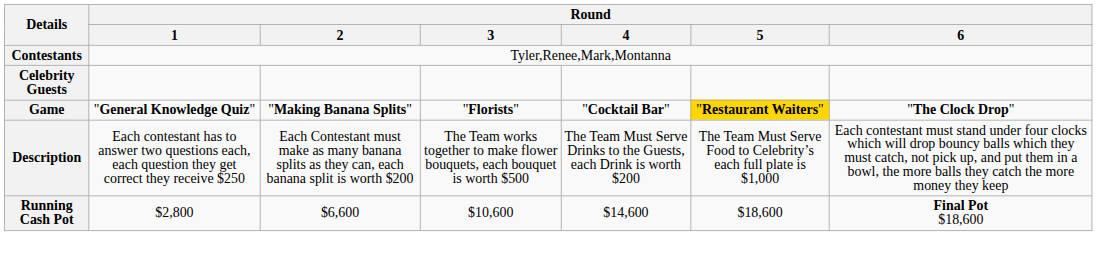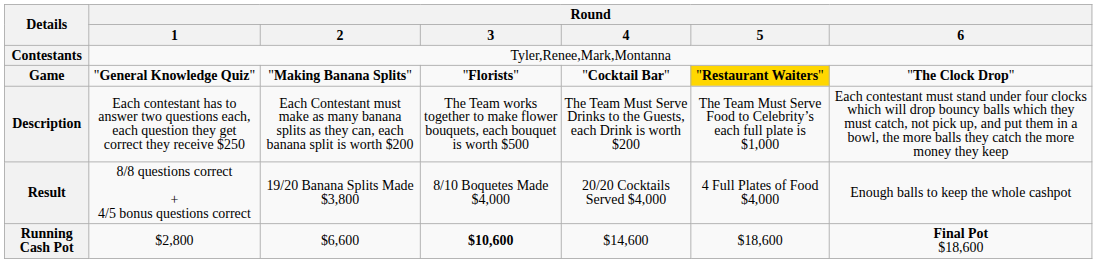- row: (47, 82)
+ row: (47, 192)
(491, 213) normal -> (491, 241) bold
